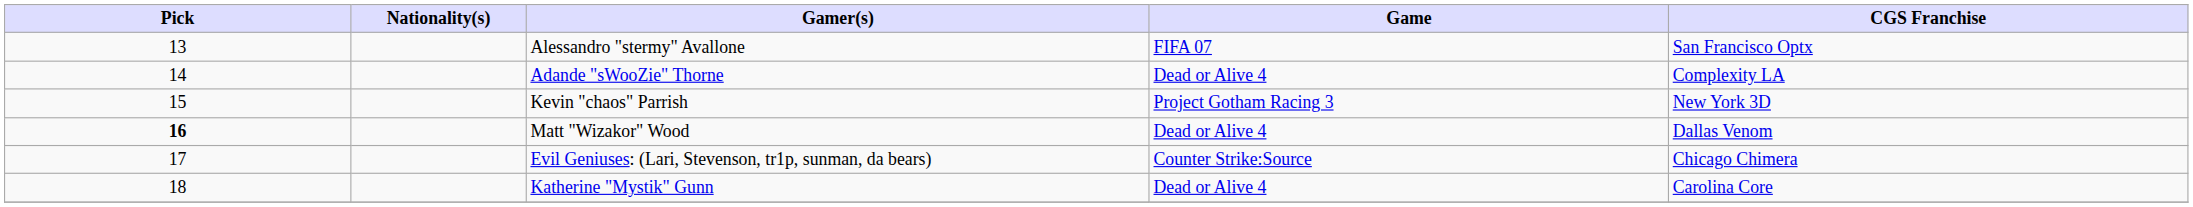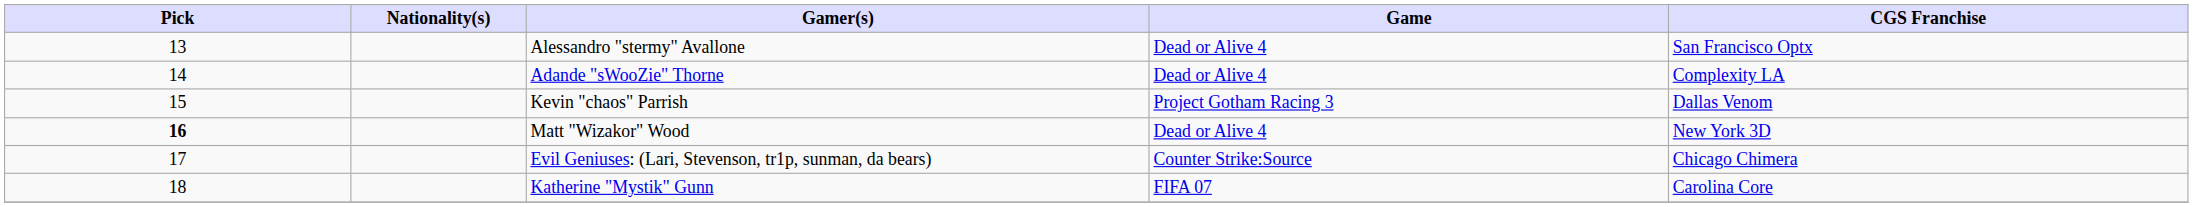(1183, 46) FIFA 07 -> (1210, 46) Dead or Alive 4
(1722, 103) New York 3D -> (1723, 103) Dallas Venom
(1723, 131) Dallas Venom -> (1722, 131) New York 3D
(1210, 187) Dead or Alive 4 -> (1183, 187) FIFA 07
